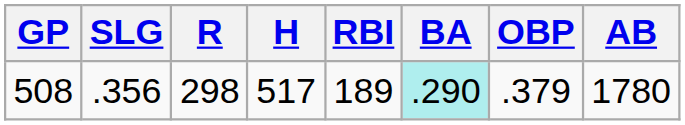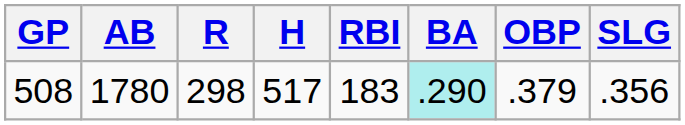columns swapped: (631, 32) <-> (127, 32)
(363, 89) 189 -> (369, 89) 183
